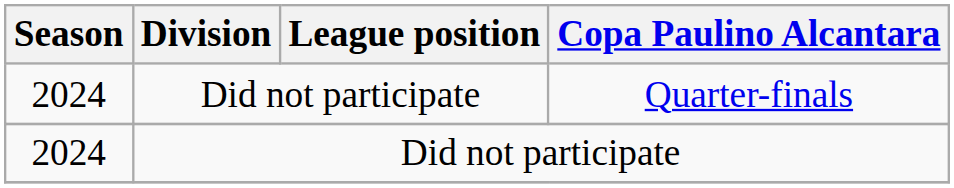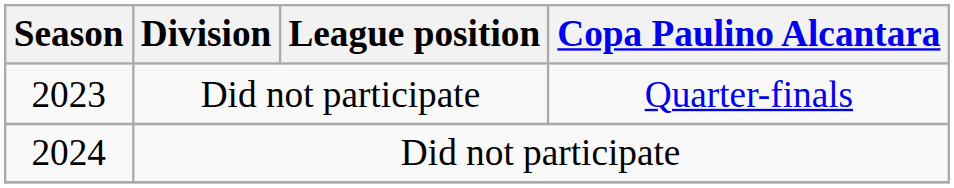(69, 93) 2024 -> (69, 93) 2023
